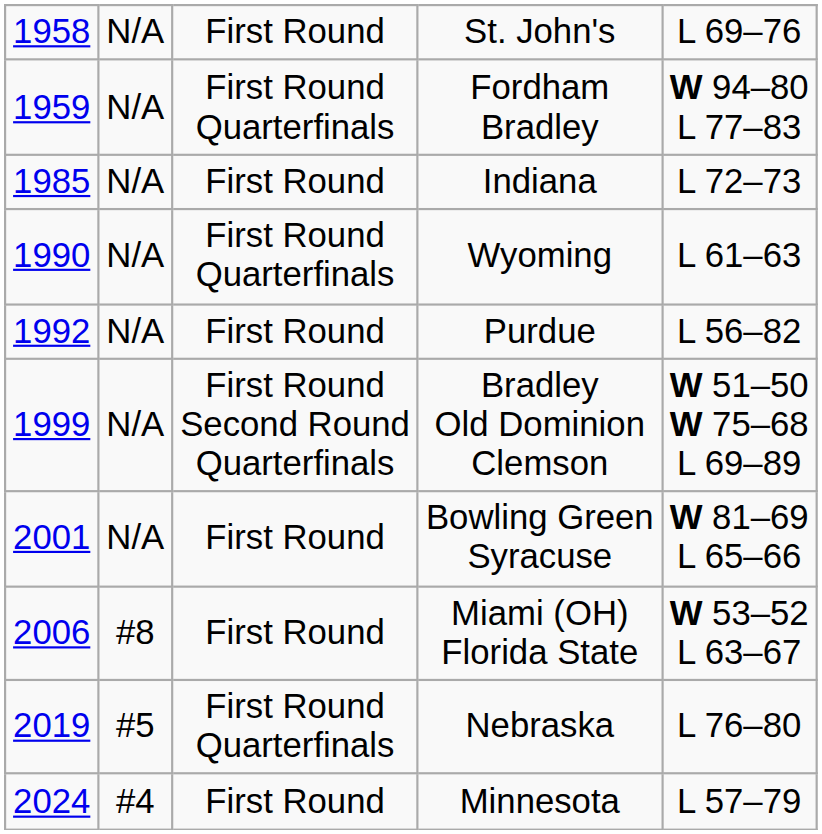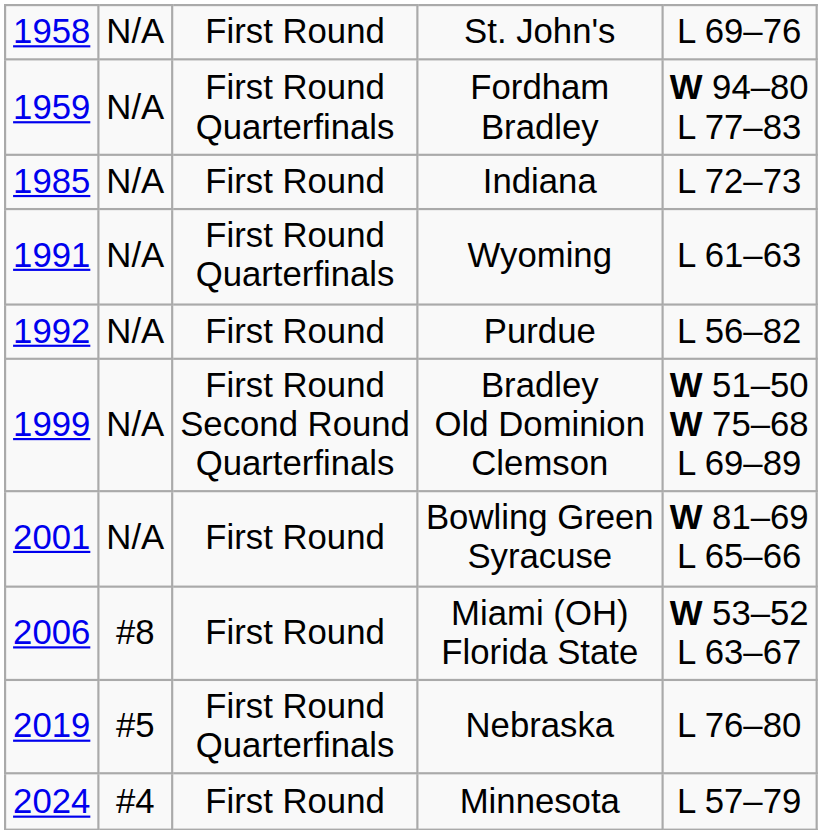(52, 255) 1990 -> (52, 255) 1991
